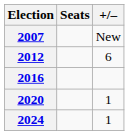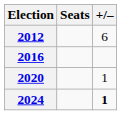- row: (31, 36)
(108, 120) normal -> (105, 99) bold
